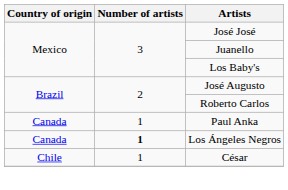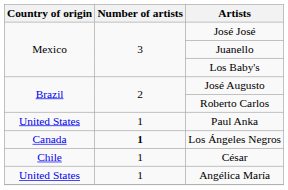(50, 121) Canada -> (50, 121) United States
+ row: (235, 175)
